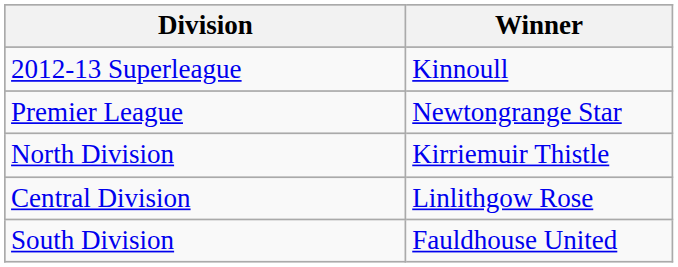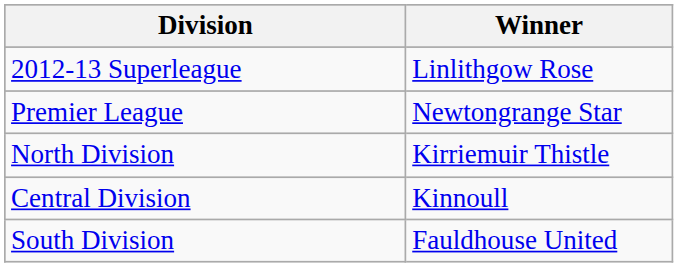(460, 68) Kinnoull -> (503, 68) Linlithgow Rose
(503, 197) Linlithgow Rose -> (460, 197) Kinnoull
